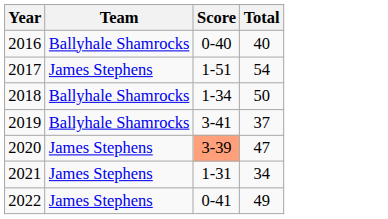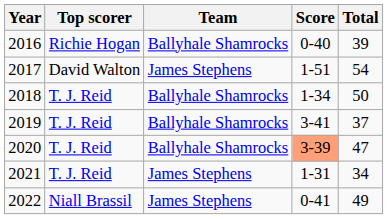+ column: (95, 17)
(262, 43) 40 -> (361, 43) 39
(101, 148) James Stephens -> (218, 148) Ballyhale Shamrocks
